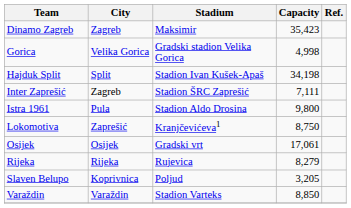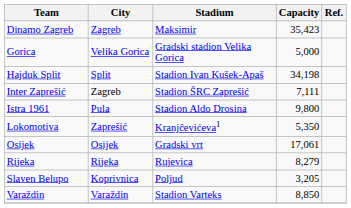(307, 52) 4,998 -> (307, 52) 5,000
(307, 126) 8,750 -> (307, 126) 5,350
